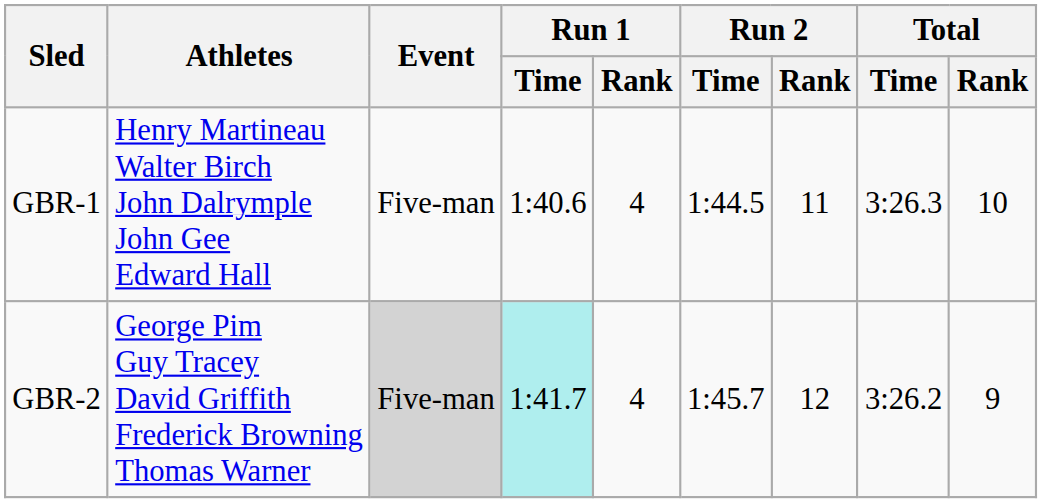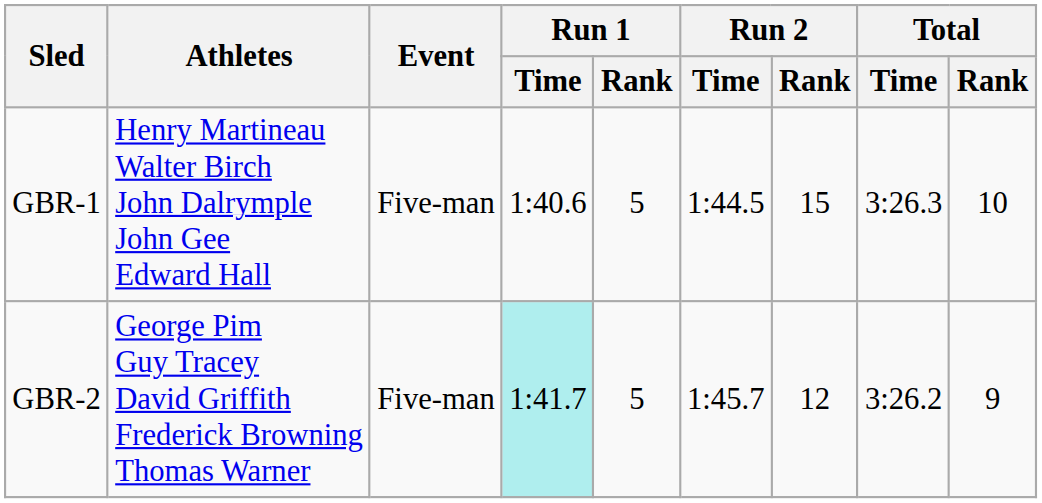(637, 203) 4 -> (637, 203) 5
(815, 203) 11 -> (815, 203) 15
(436, 399) lightgrey background -> (436, 399) no background
(637, 399) 4 -> (637, 399) 5
